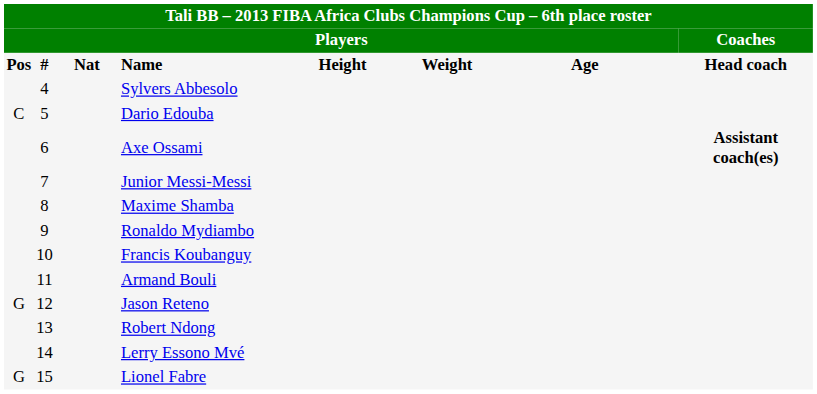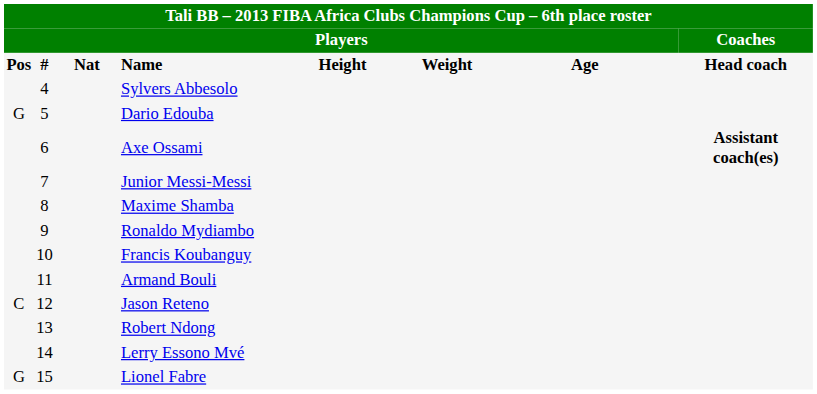(19, 113) C -> (19, 113) G
(19, 304) G -> (19, 304) C
